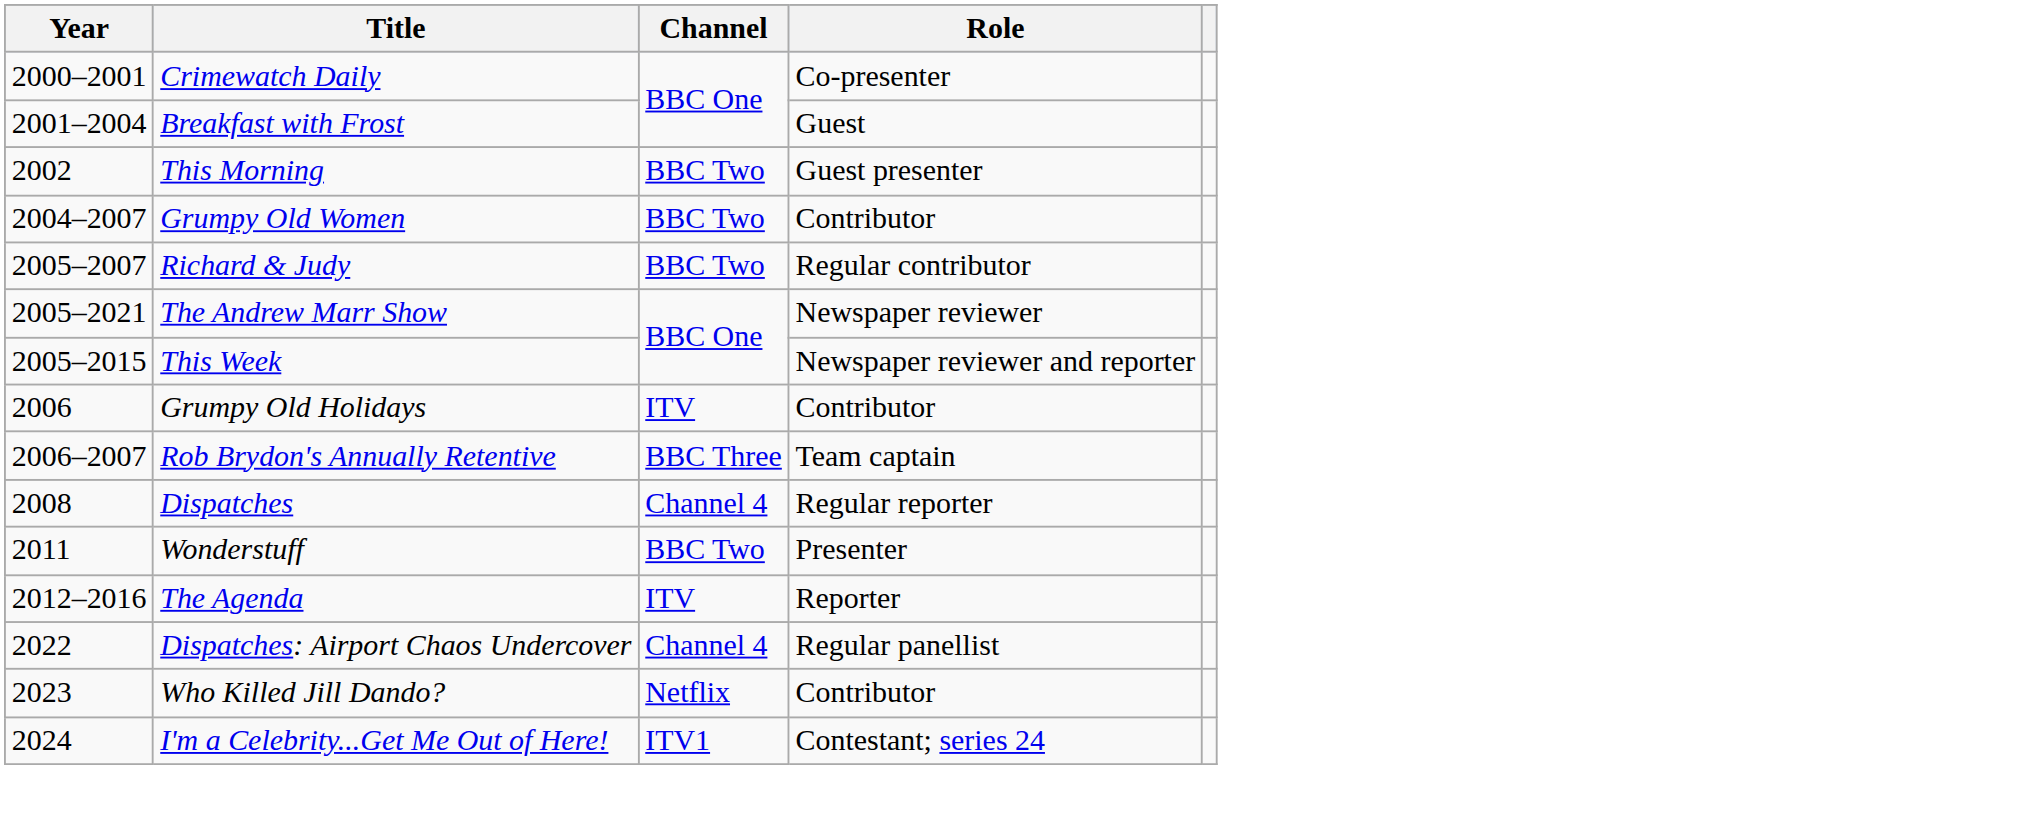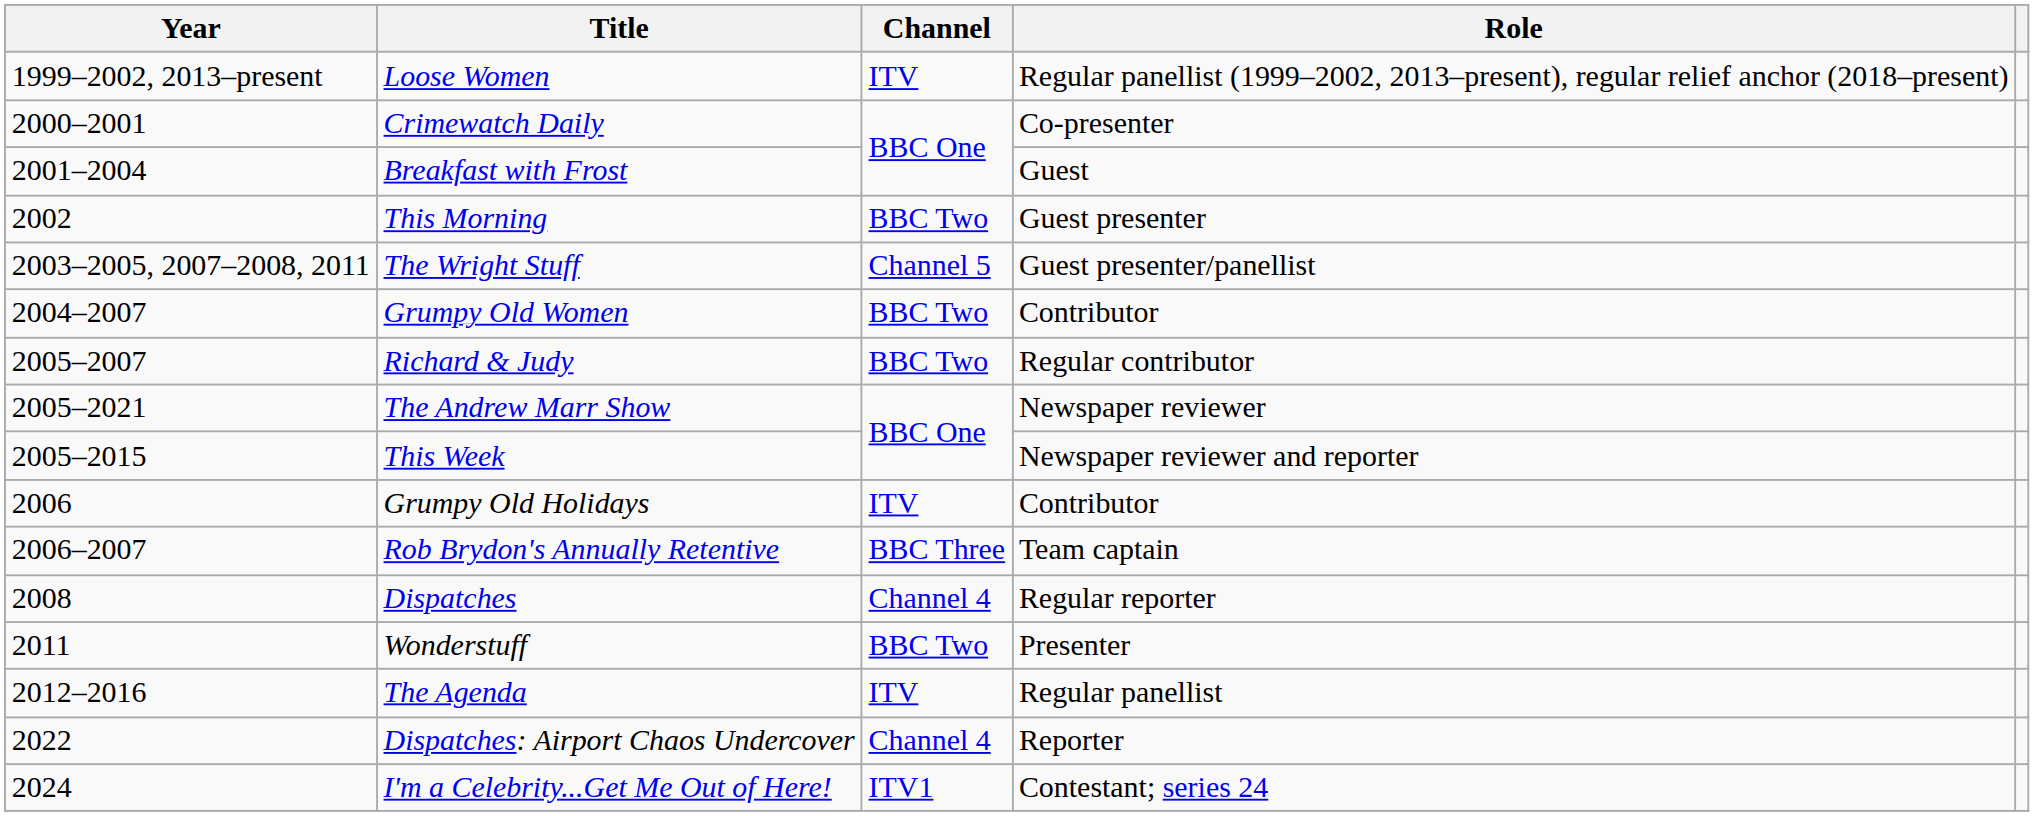+ row: (467, 75)
+ row: (482, 265)
(848, 597) Reporter -> (1121, 692) Regular panellist
(897, 645) Regular panellist -> (1071, 739) Reporter
- row: (303, 692)
